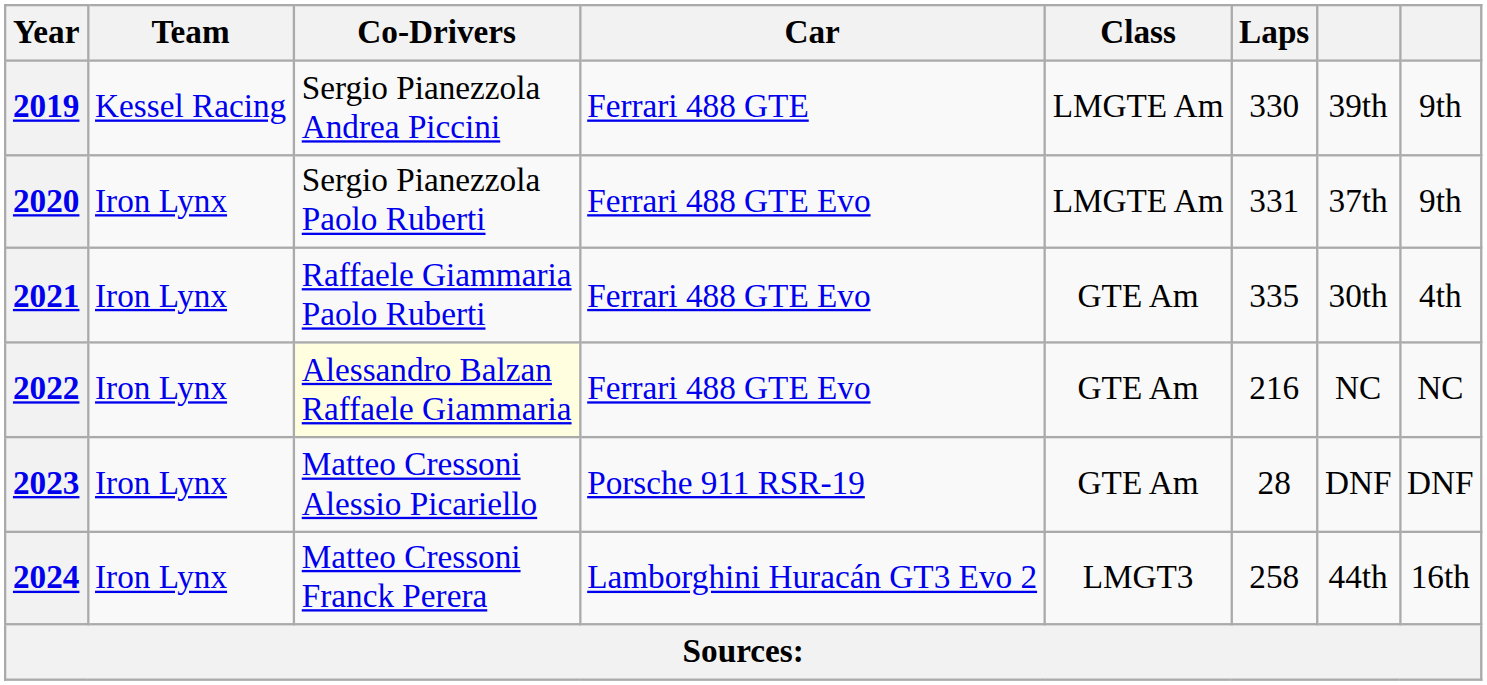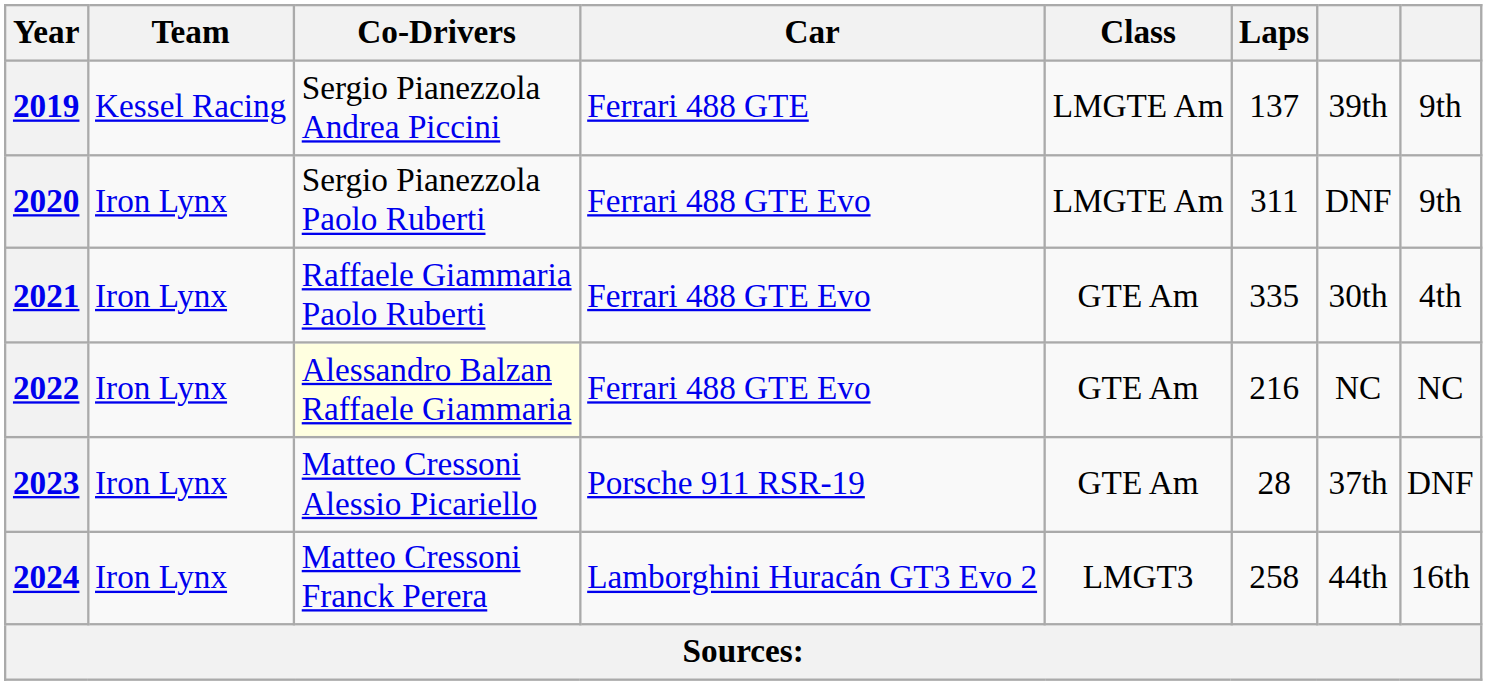(1274, 106) 330 -> (1274, 106) 137
(1274, 200) 331 -> (1274, 200) 311
(1358, 200) 37th -> (1358, 200) DNF
(1358, 483) DNF -> (1358, 483) 37th
